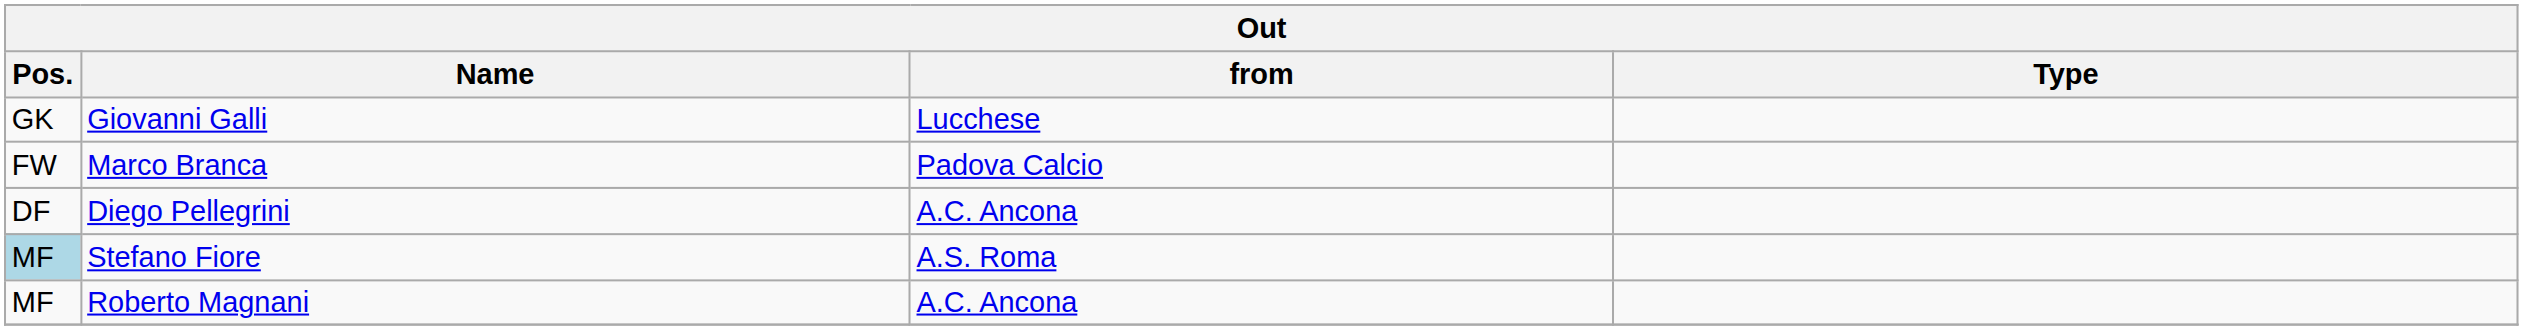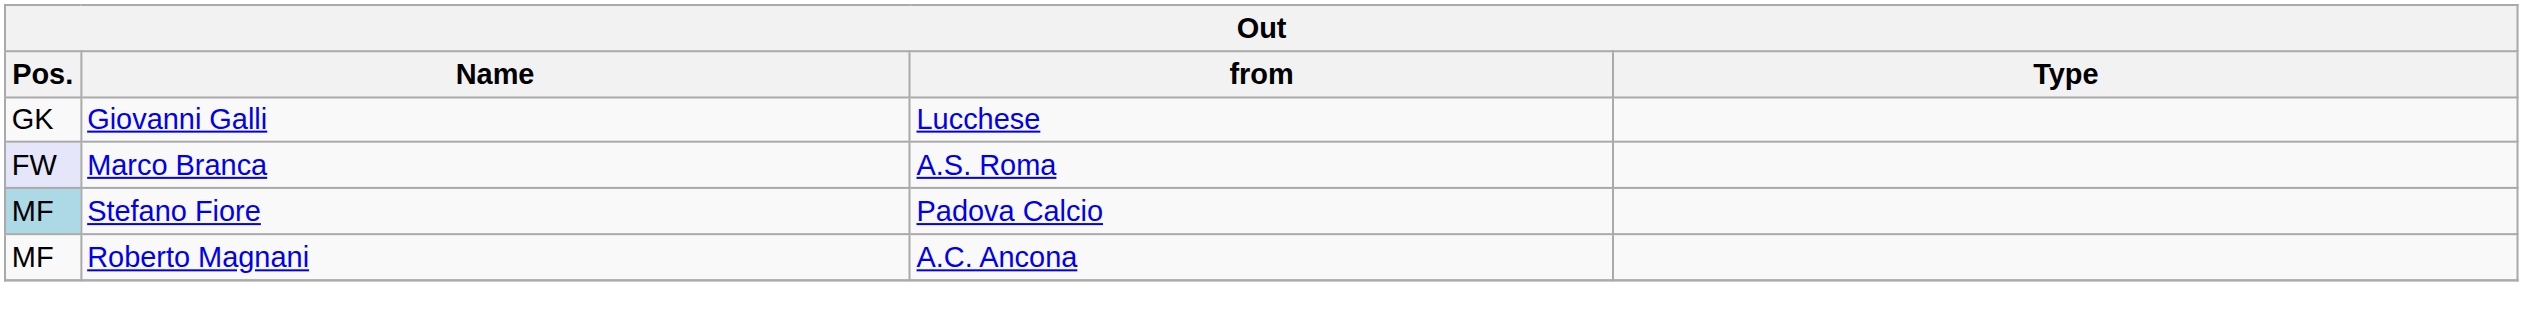(34, 165) no background -> (34, 165) lavender background
(1010, 165) Padova Calcio -> (986, 165) A.S. Roma
- row: (188, 211)
(986, 257) A.S. Roma -> (1010, 211) Padova Calcio
